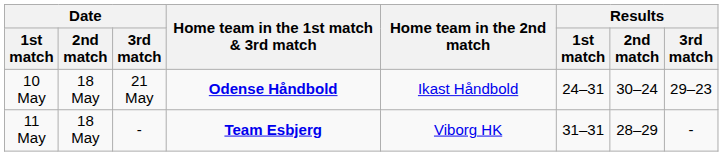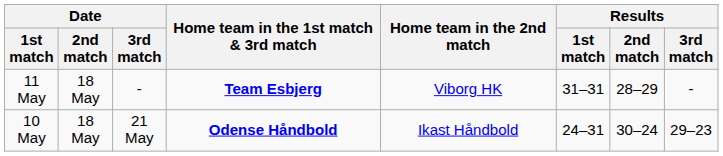rows swapped: (31, 89) <-> (31, 130)
